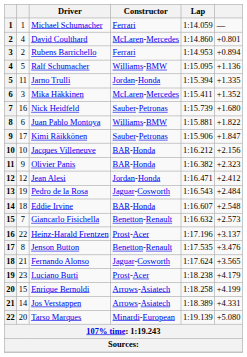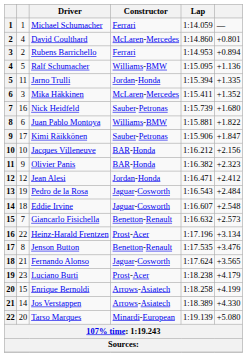(134, 205) BAR-Honda -> (141, 205) Jaguar-Cosworth
(229, 233) +3.137 -> (229, 233) +3.134
(229, 303) +4.331 -> (229, 303) +4.330
